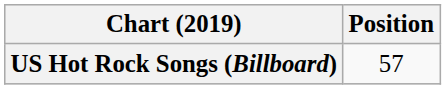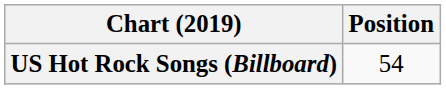(391, 63) 57 -> (391, 63) 54
